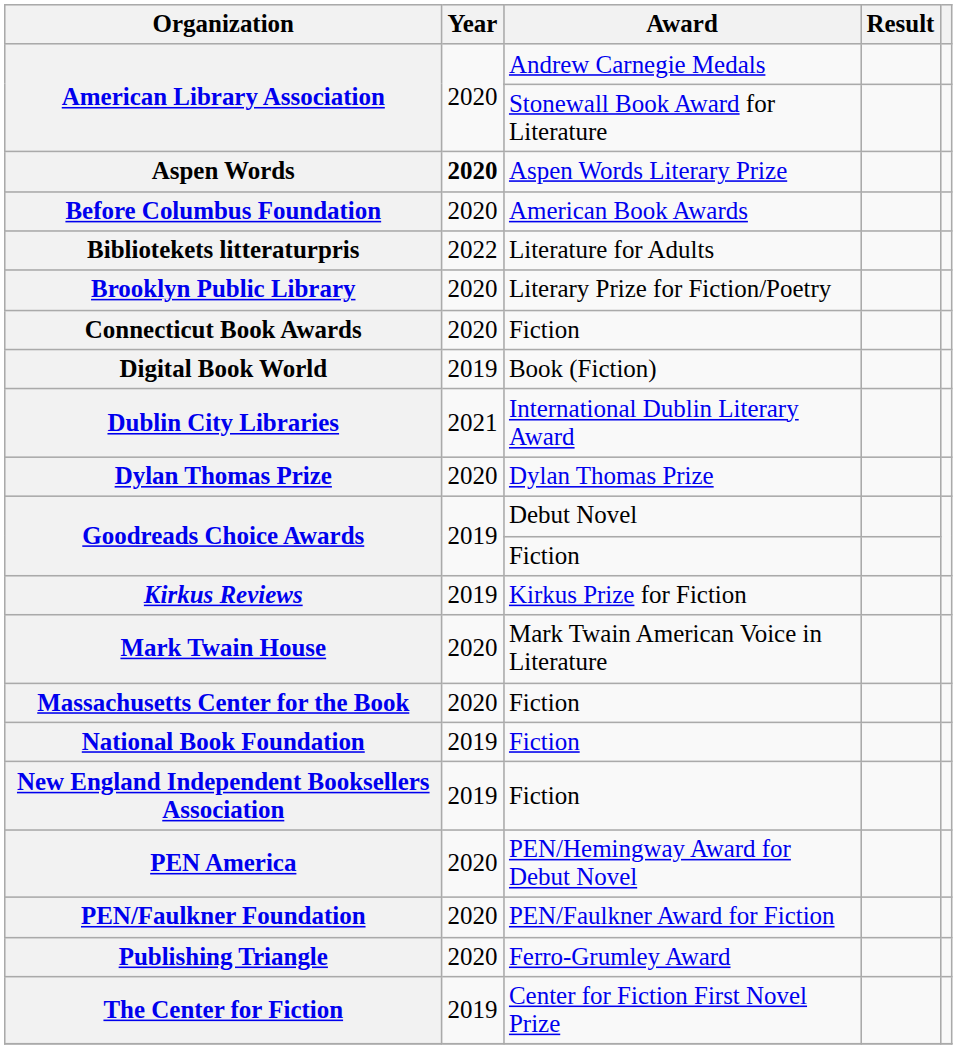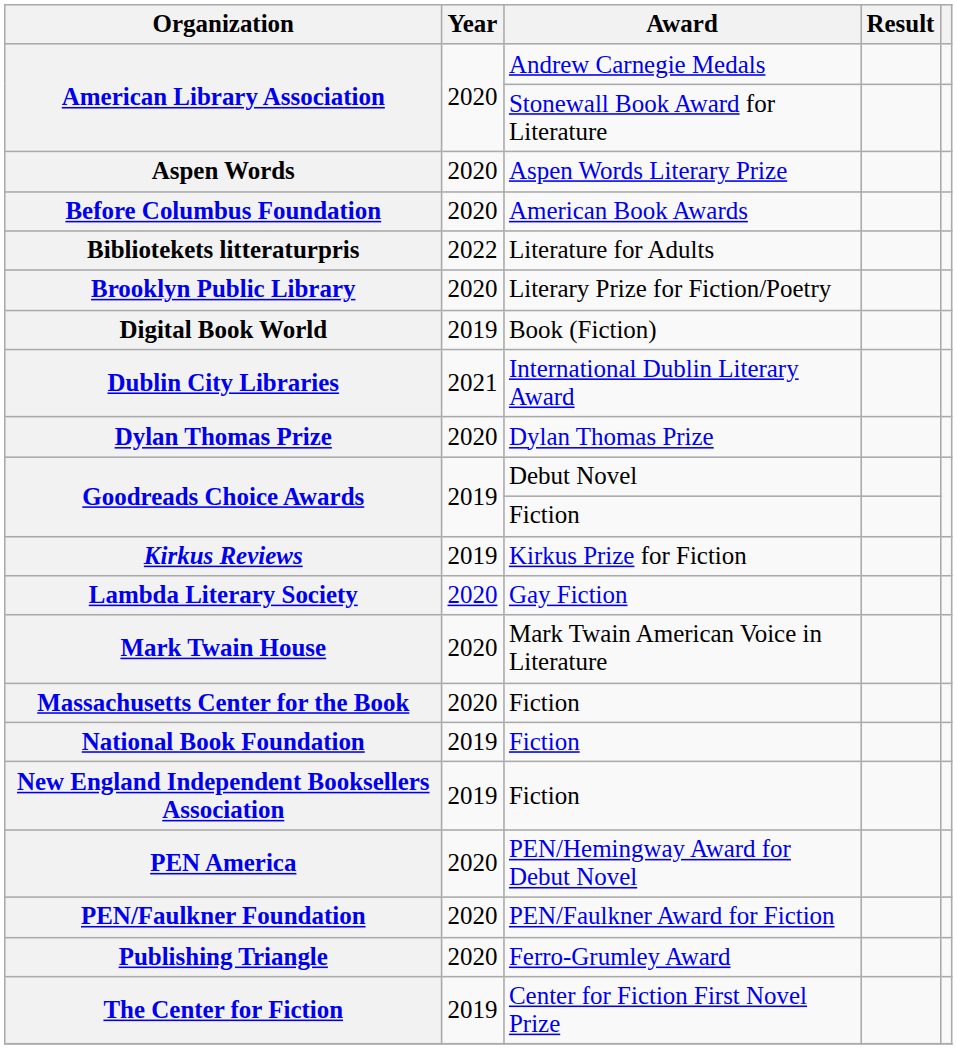(472, 171) bold -> (472, 171) normal
- row: (223, 329)
+ row: (223, 595)
